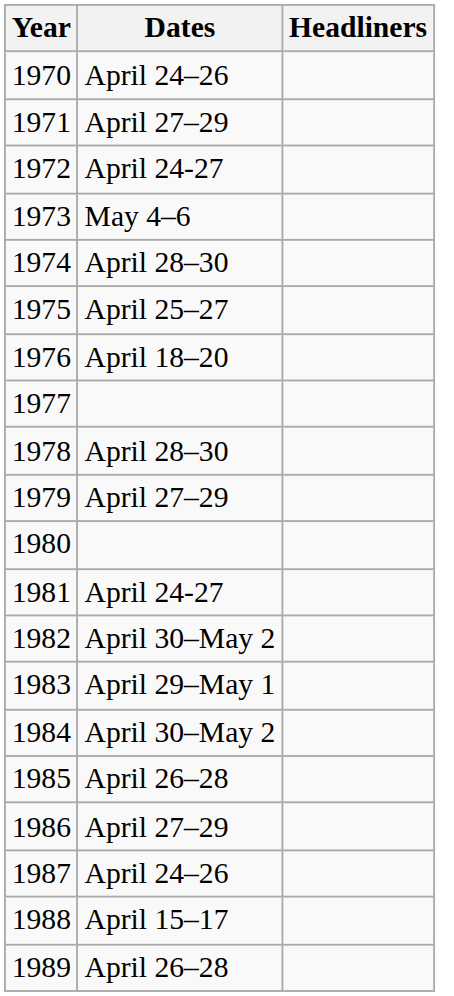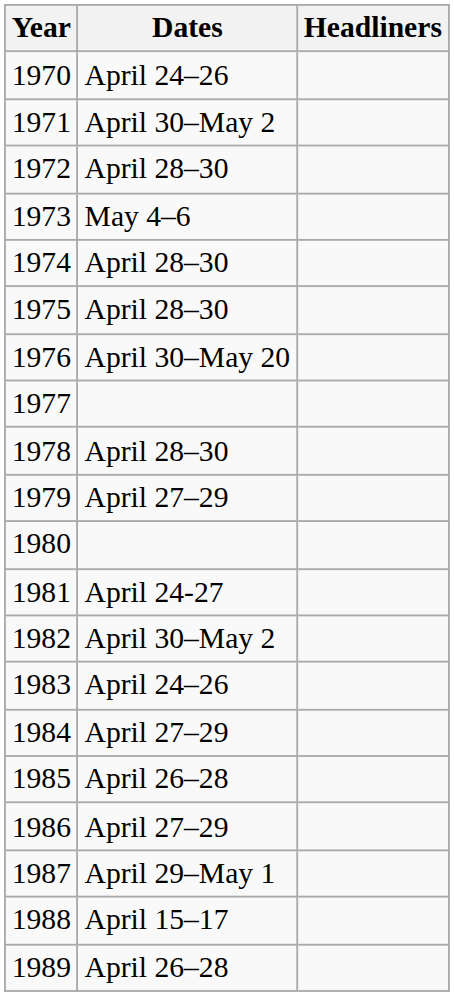(157, 121) April 27–29 -> (180, 121) April 30–May 2
(154, 168) April 24-27 -> (157, 168) April 28–30
(157, 309) April 25–27 -> (157, 309) April 28–30
(157, 356) April 18–20 -> (187, 356) April 30–May 20
(180, 685) April 29–May 1 -> (157, 685) April 24–26
(180, 732) April 30–May 2 -> (157, 732) April 27–29
(157, 872) April 24–26 -> (180, 872) April 29–May 1
